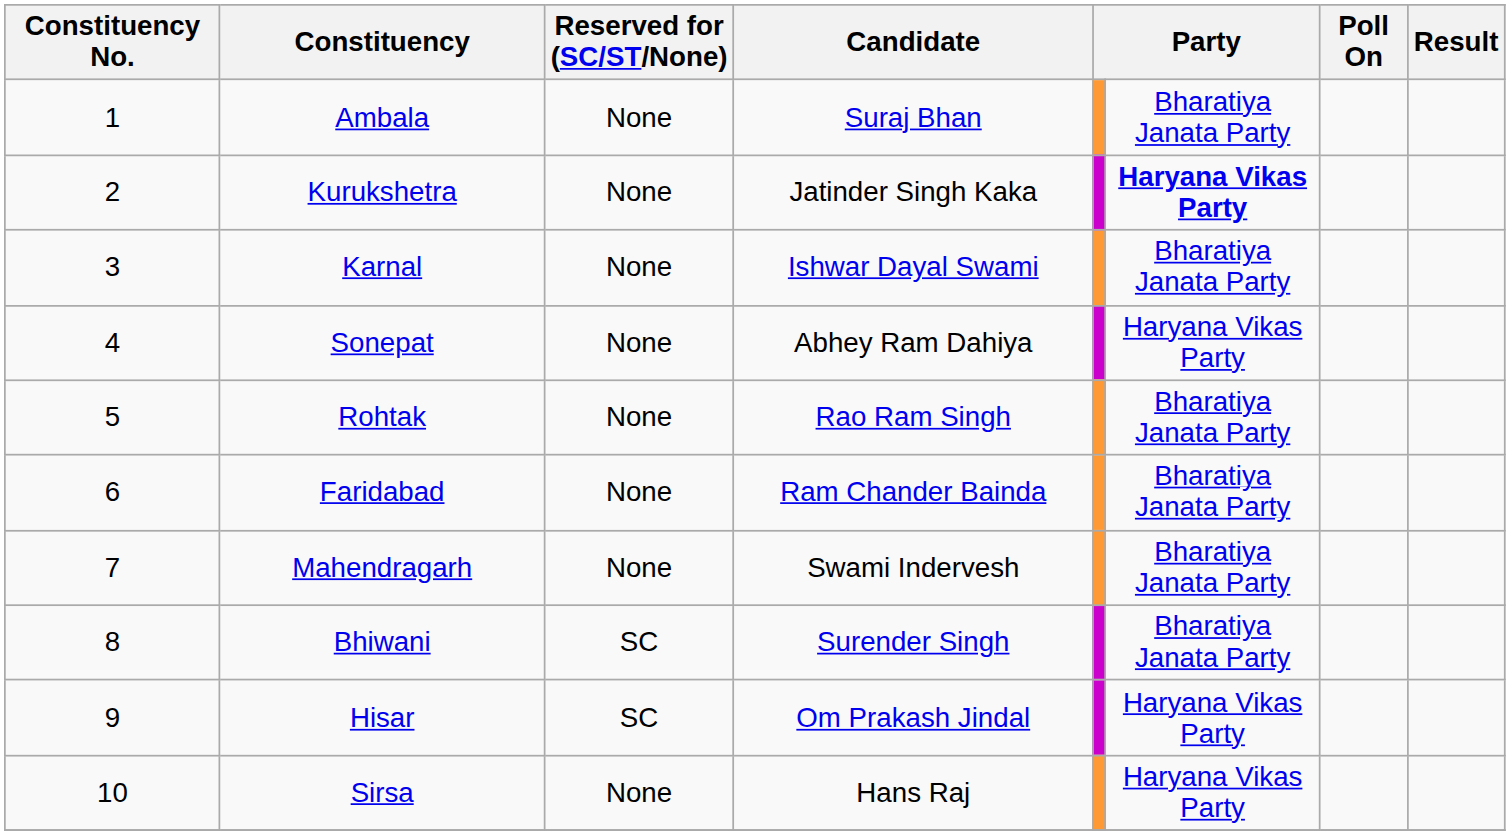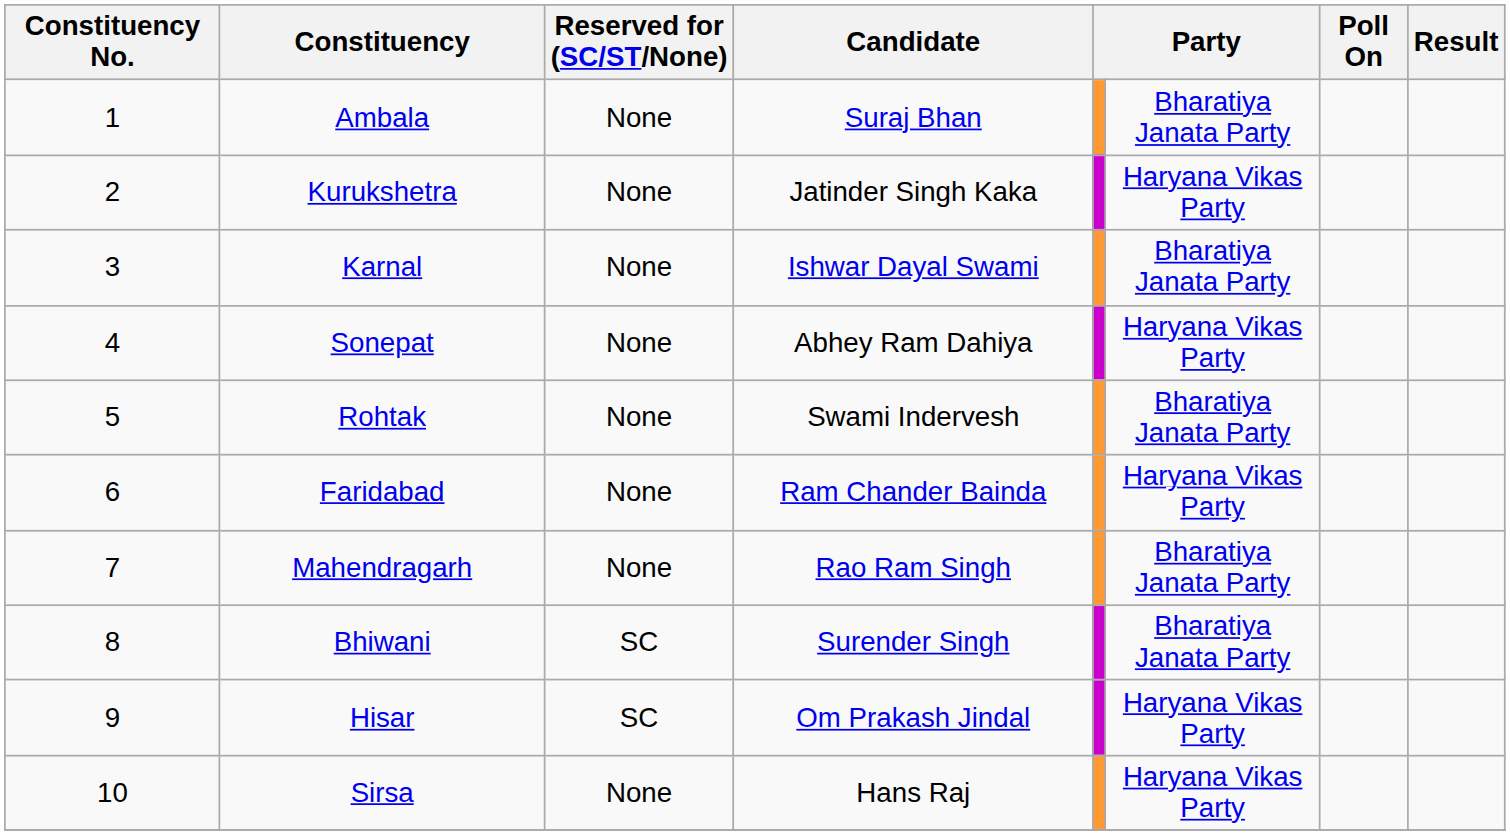(1213, 192) bold -> (1213, 192) normal
(913, 417) Rao Ram Singh -> (913, 417) Swami Indervesh
(1213, 492) Bharatiya Janata Party -> (1213, 492) Haryana Vikas Party
(913, 567) Swami Indervesh -> (913, 567) Rao Ram Singh
